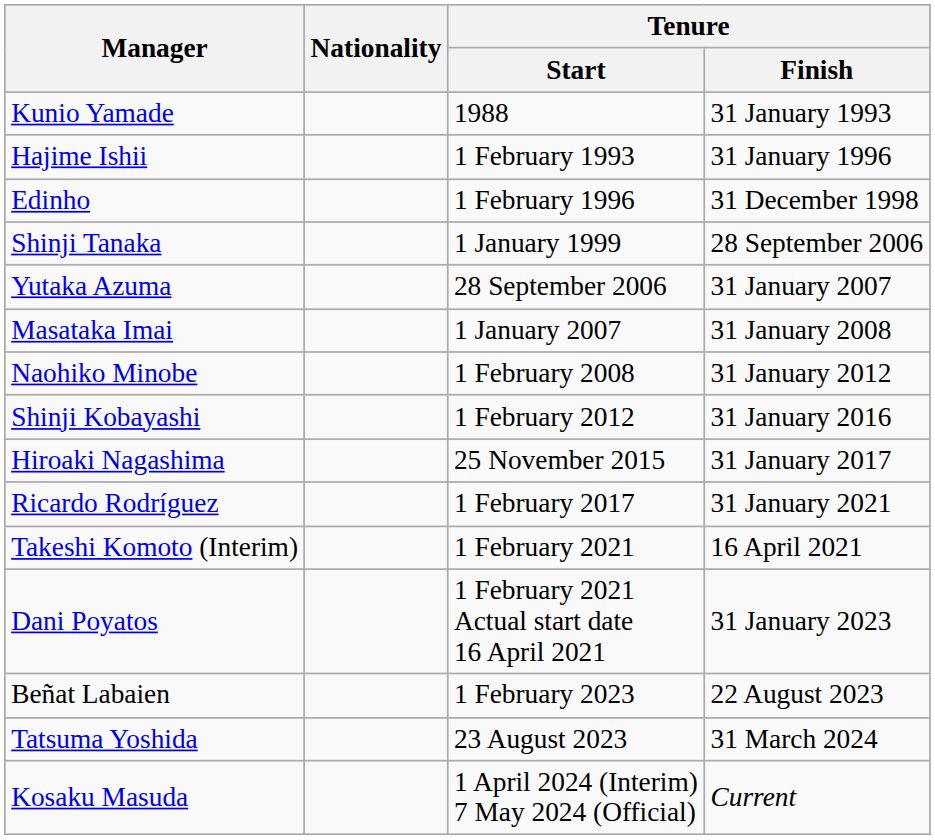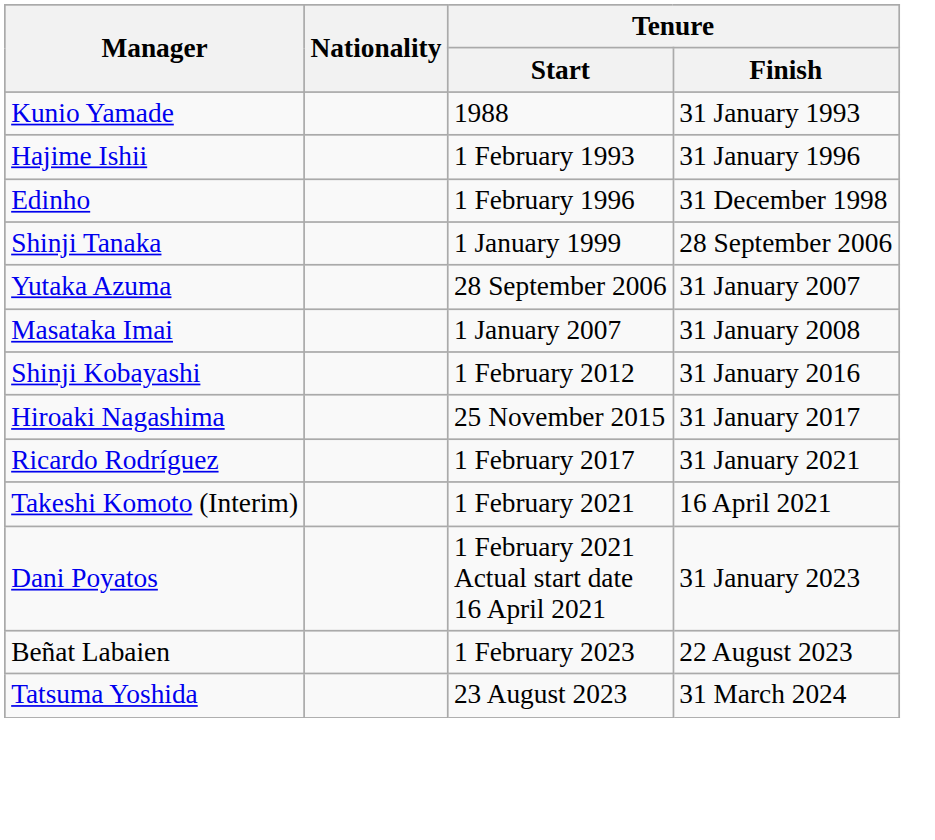- row: (104, 373)
- row: (100, 797)
